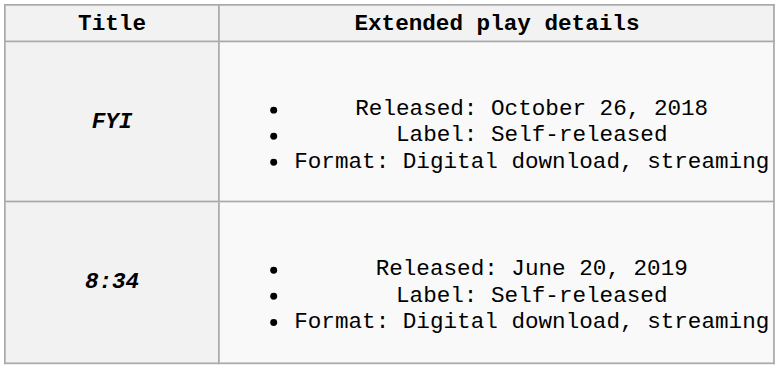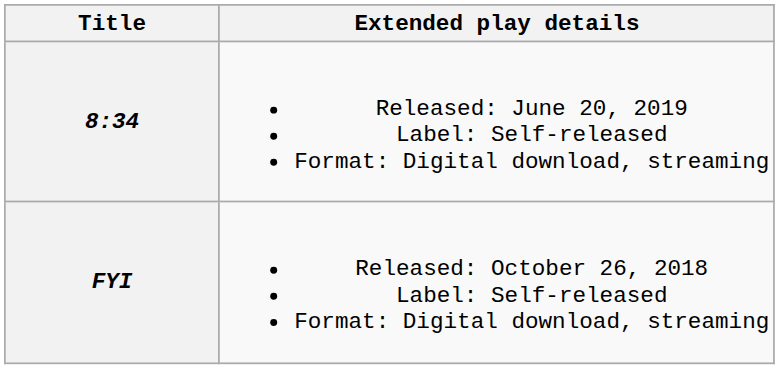rows swapped: (112, 122) <-> (112, 282)
